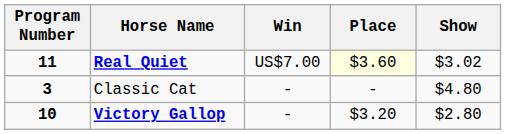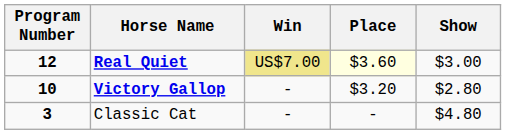(47, 63) 11 -> (47, 63) 12
(288, 63) no background -> (288, 63) khaki background
(458, 63) $3.02 -> (458, 63) $3.00
rows swapped: (160, 115) <-> (145, 89)
